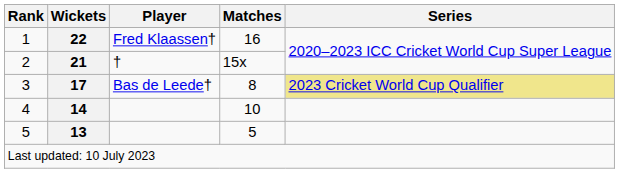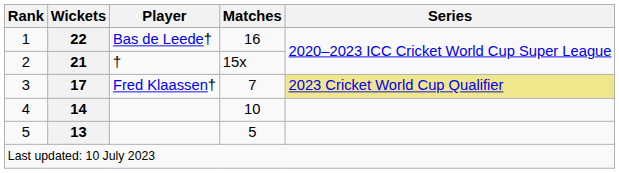(164, 39) Fred Klaassen† -> (162, 39) Bas de Leede†
(162, 86) Bas de Leede† -> (164, 86) Fred Klaassen†
(252, 86) 8 -> (252, 86) 7
